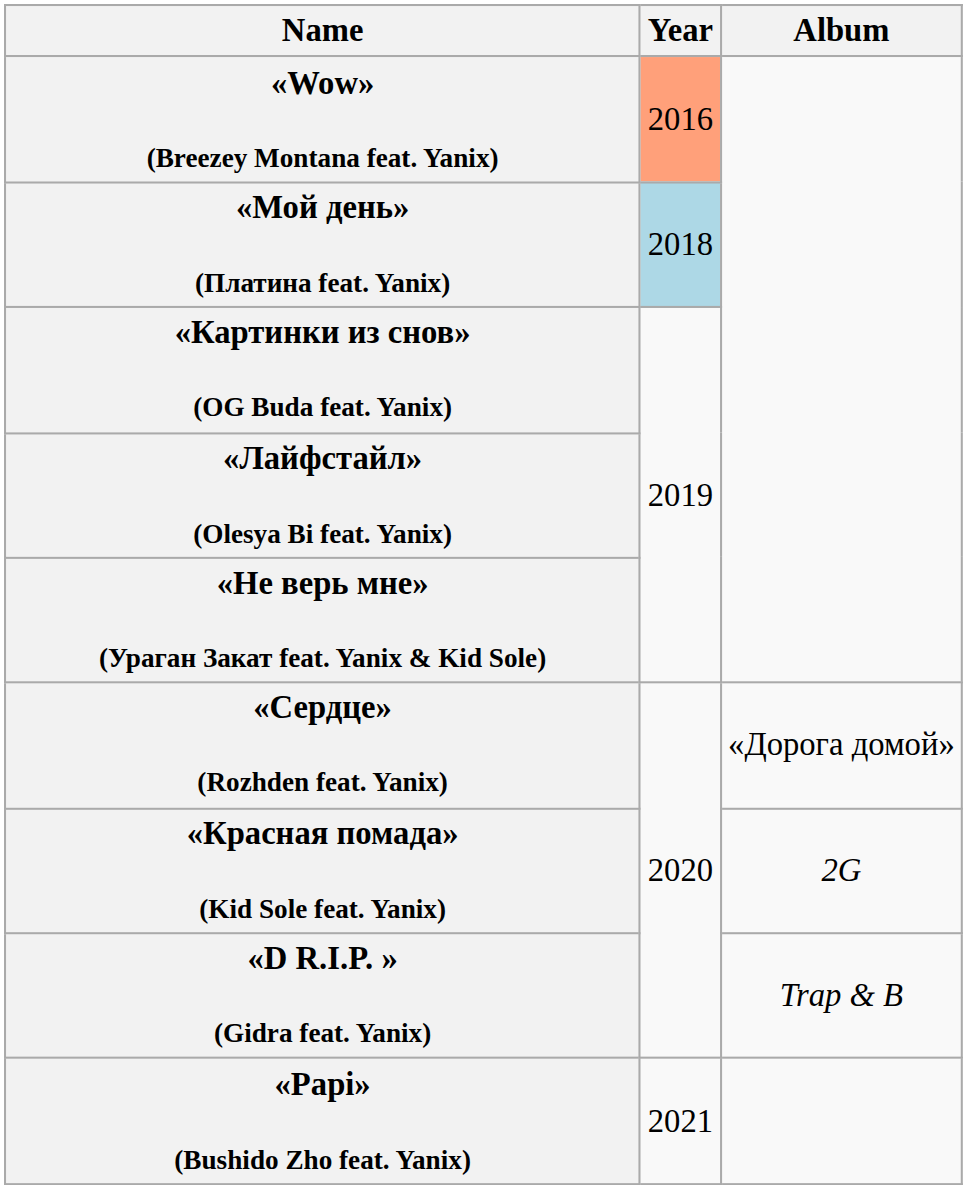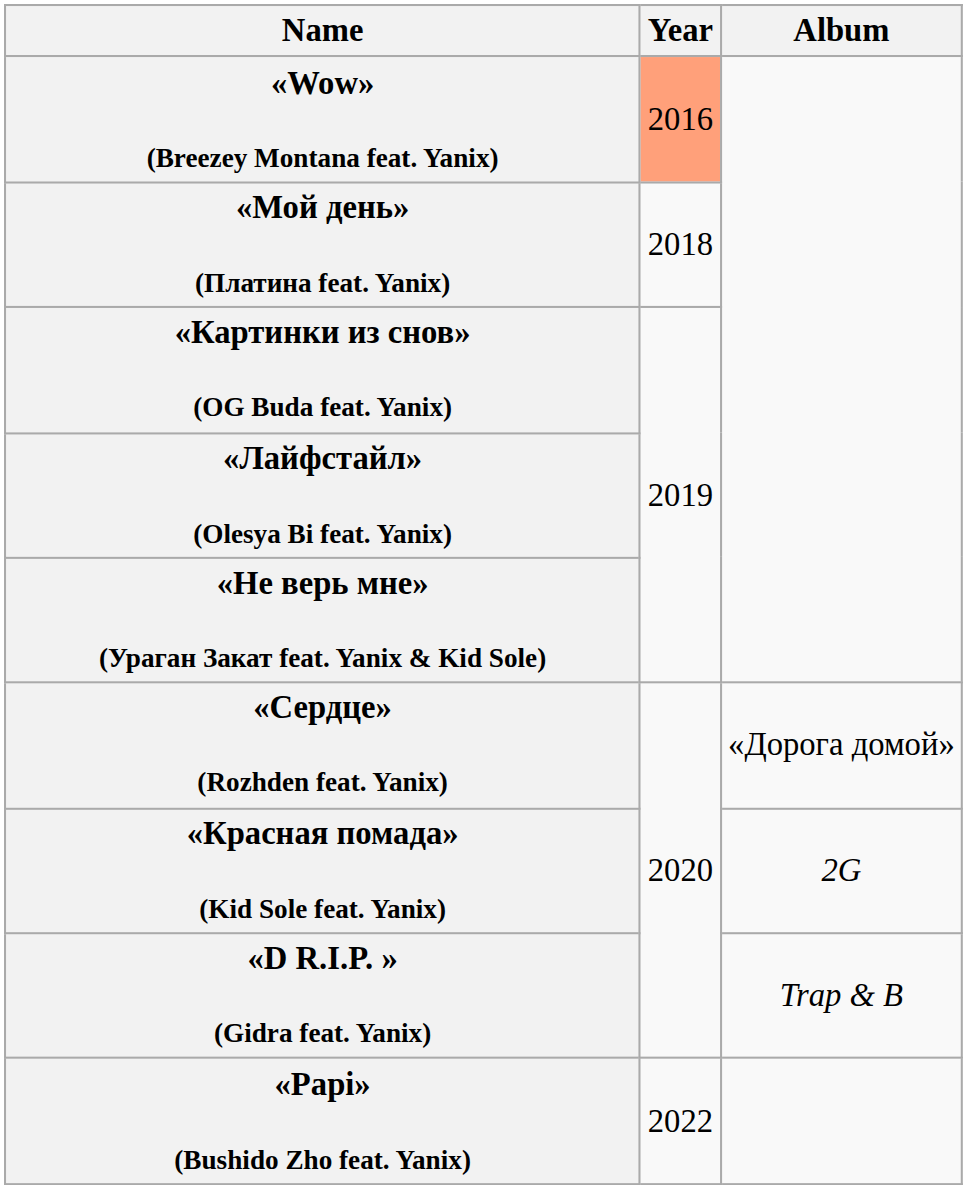(680, 244) lightblue background -> (680, 244) no background
(680, 1120) 2021 -> (680, 1120) 2022
